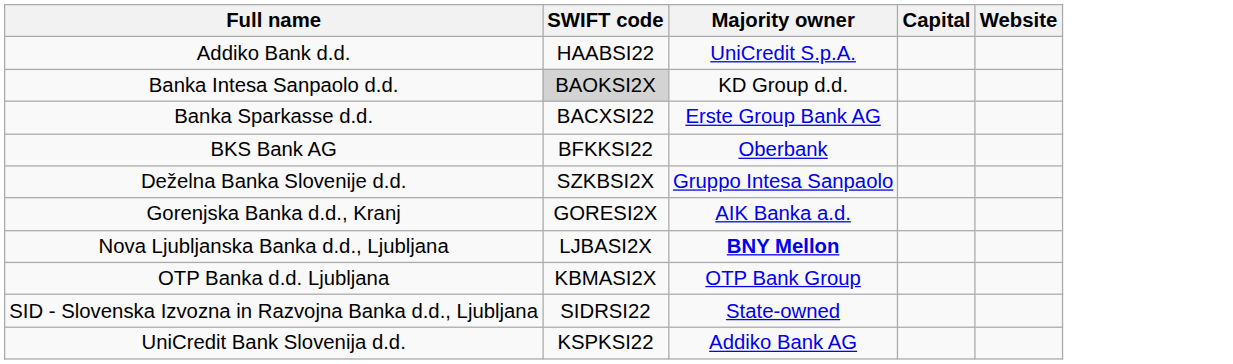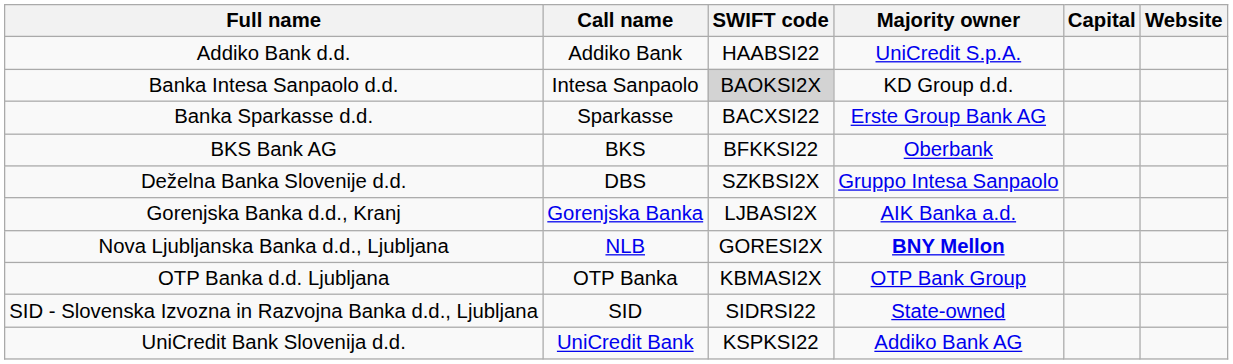+ column: (625, 20)
(605, 213) GORESI2X -> (771, 213) LJBASI2X
(605, 246) LJBASI2X -> (771, 246) GORESI2X
